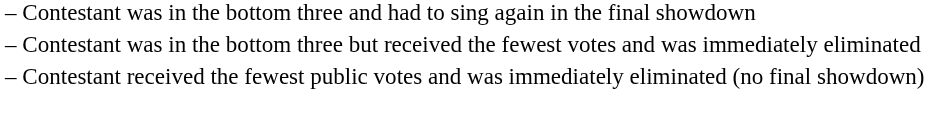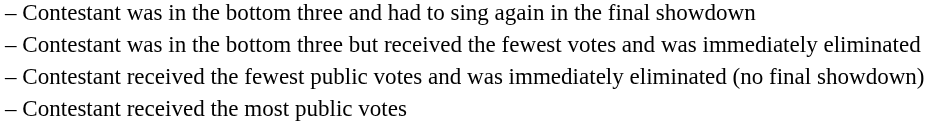+ row: (215, 108)
